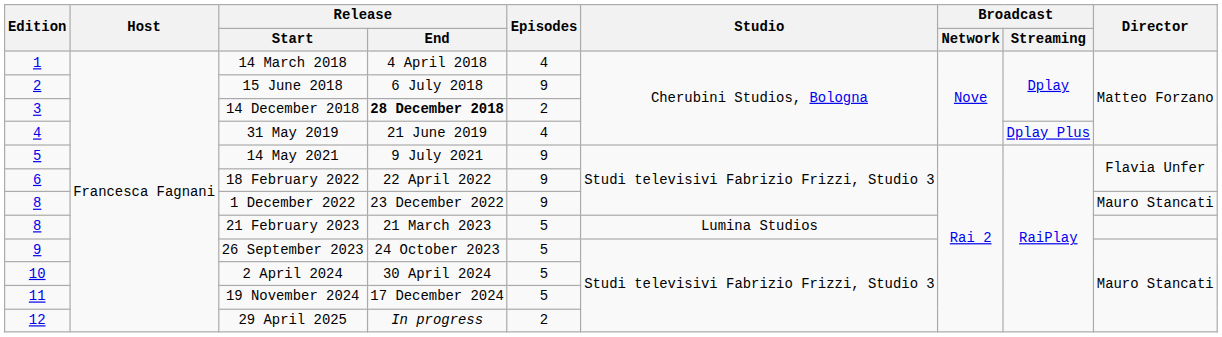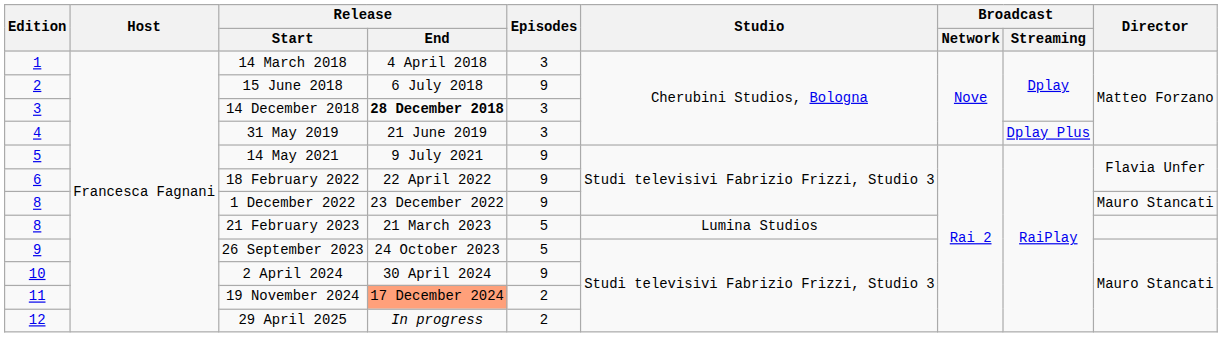(544, 63) 4 -> (544, 63) 3
(544, 110) 2 -> (544, 110) 3
(544, 133) 4 -> (544, 133) 3
(544, 273) 5 -> (544, 273) 9
(437, 297) no background -> (437, 297) lightsalmon background
(544, 297) 5 -> (544, 297) 2
